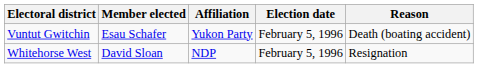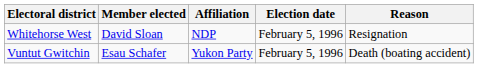rows swapped: (49, 53) <-> (48, 33)
